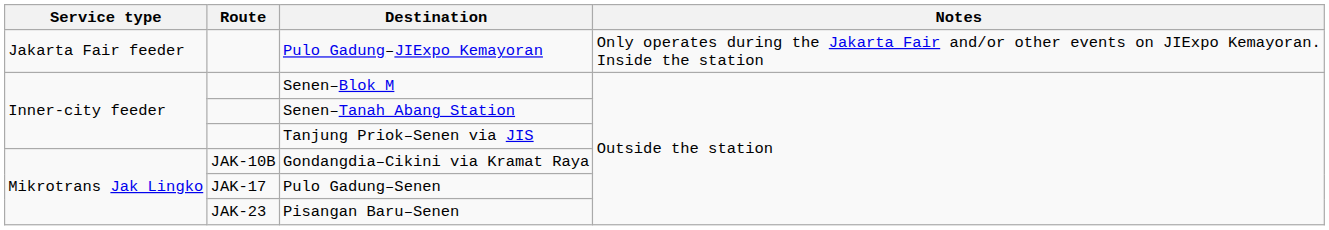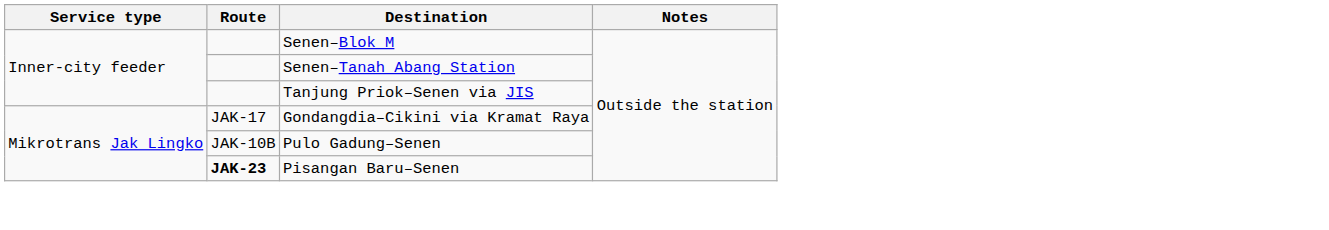- row: (413, 51)
(243, 161) JAK-10B -> (238, 118) JAK-17
(238, 186) JAK-17 -> (243, 143) JAK-10B
(238, 212) normal -> (238, 168) bold
